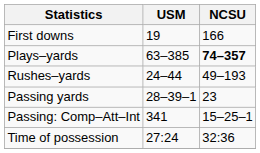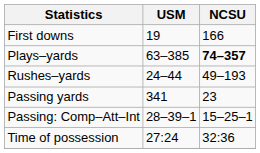(171, 96) 28–39–1 -> (157, 96) 341
(157, 117) 341 -> (171, 117) 28–39–1
